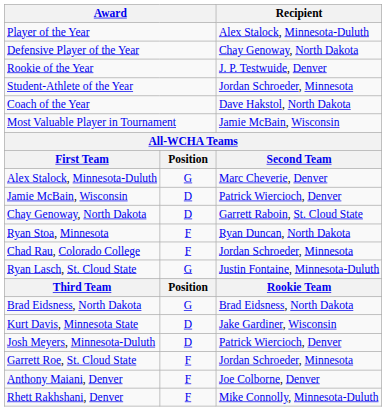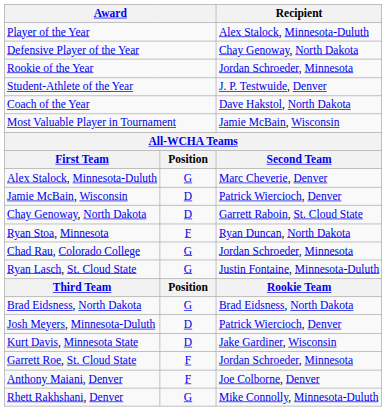(273, 68) J. P. Testwuide, Denver -> (286, 68) Jordan Schroeder, Minnesota
(286, 86) Jordan Schroeder, Minnesota -> (273, 86) J. P. Testwuide, Denver
(188, 251) F -> (188, 251) G
rows swapped: (81, 342) <-> (73, 324)
(188, 397) F -> (188, 397) G
